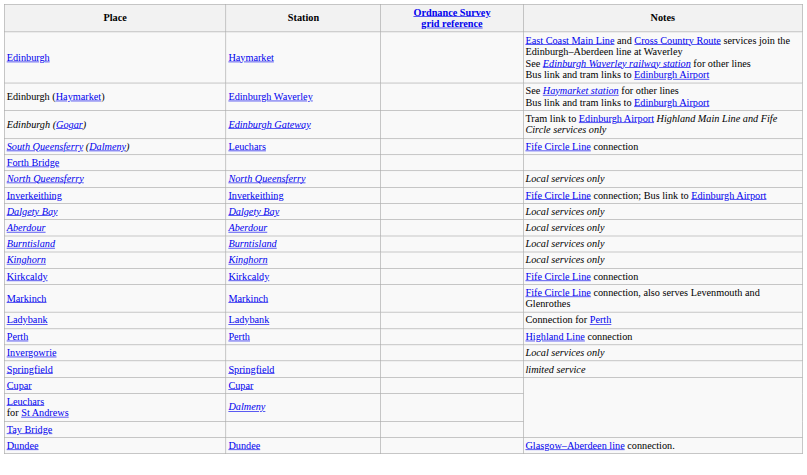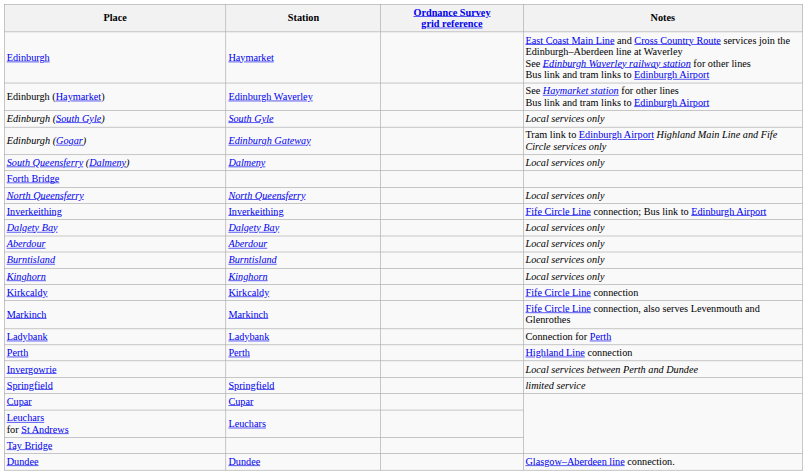+ row: (56, 118)
(247, 146) Leuchars -> (247, 162) Dalmeny
(582, 146) Fife Circle Line connection -> (565, 162) Local services only
(565, 353) Local services only -> (612, 369) Local services between Perth and Dundee
(247, 407) Dalmeny -> (247, 423) Leuchars
